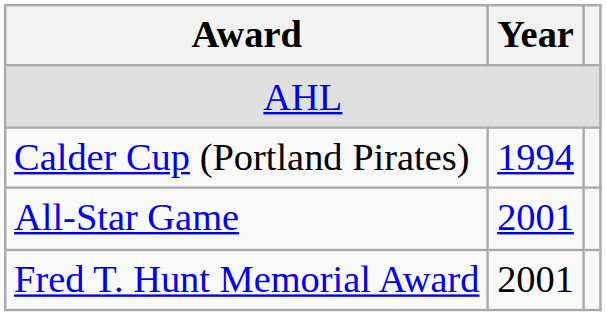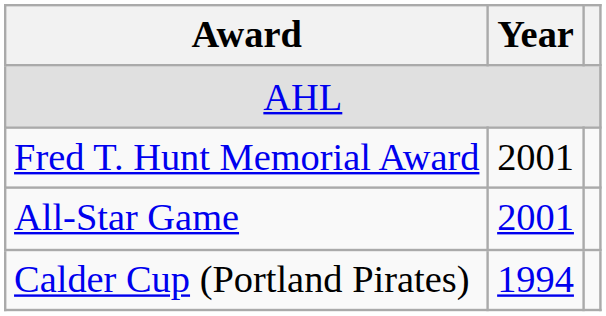rows swapped: (242, 156) <-> (247, 278)
